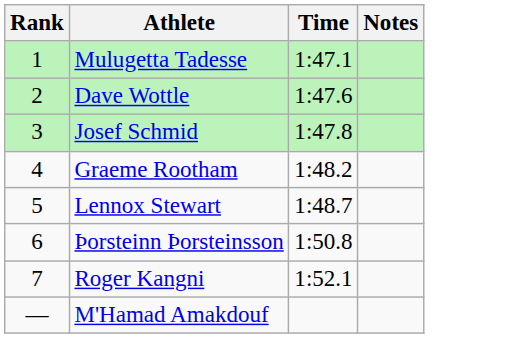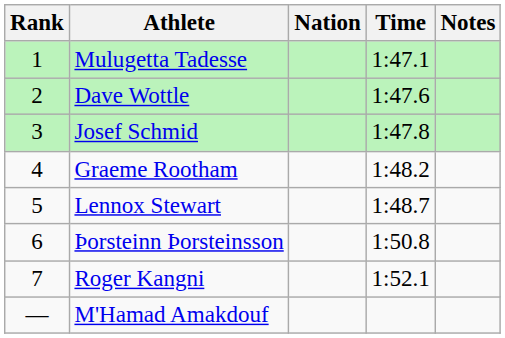+ column: (328, 22)
